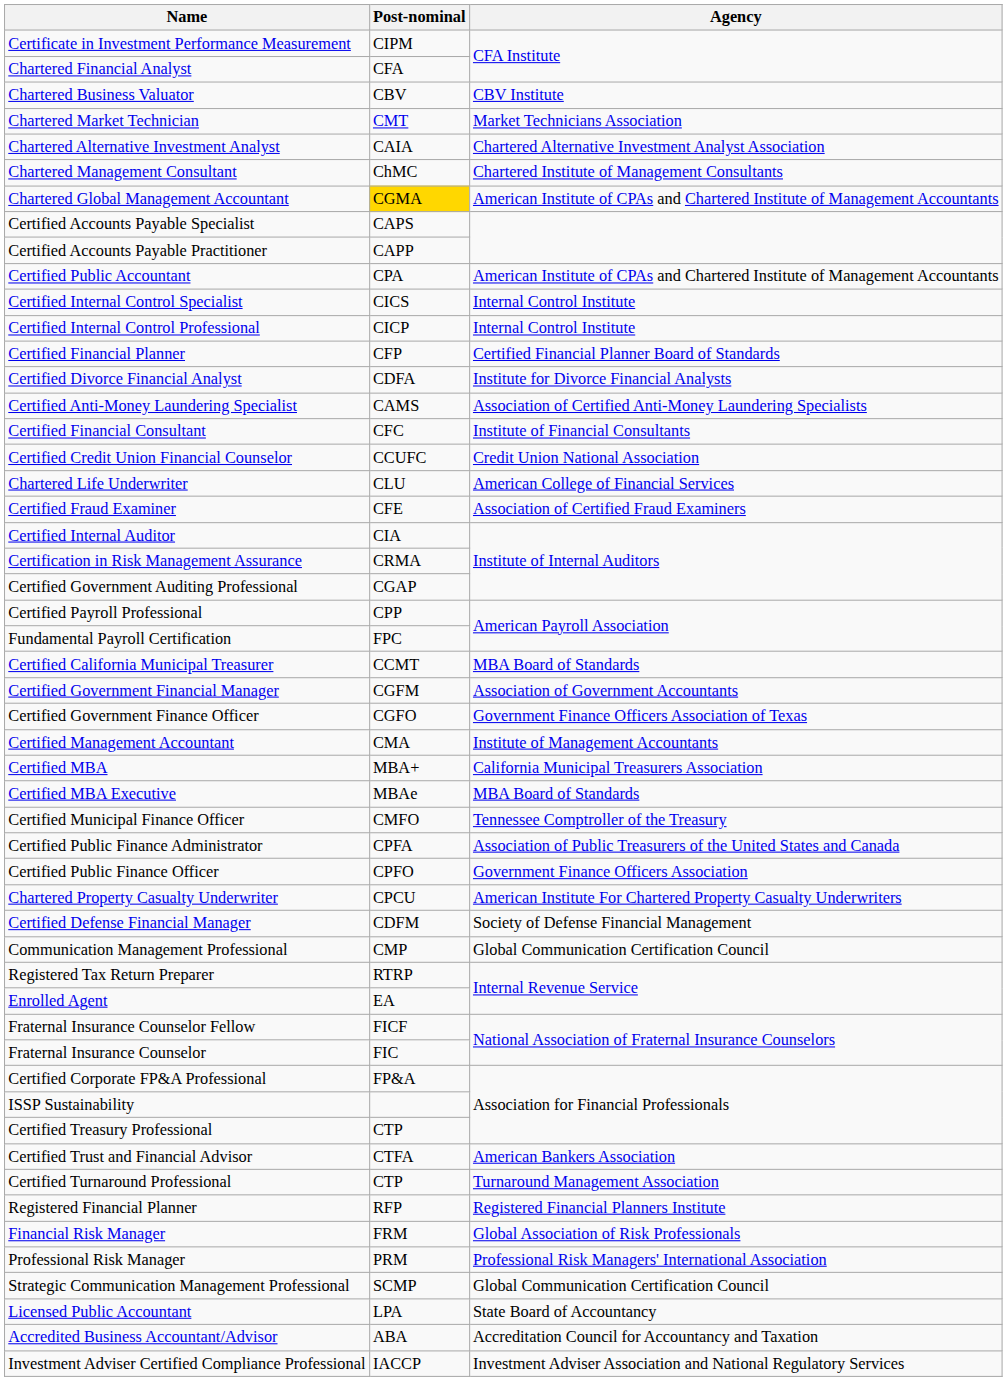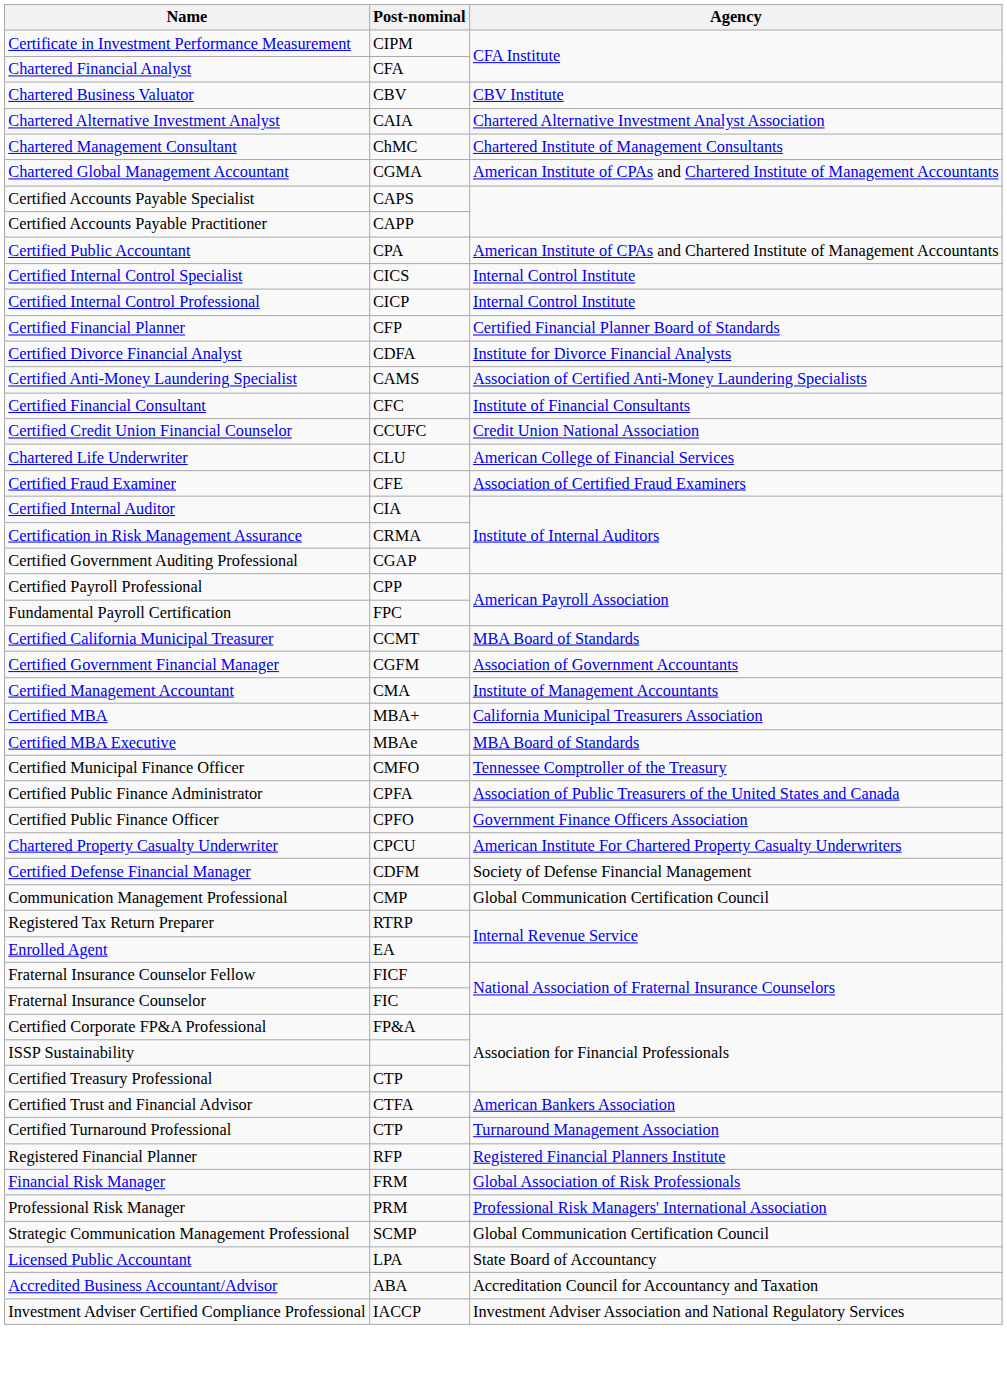- row: (104, 120)
(397, 198) gold background -> (397, 172) no background
- row: (133, 716)
